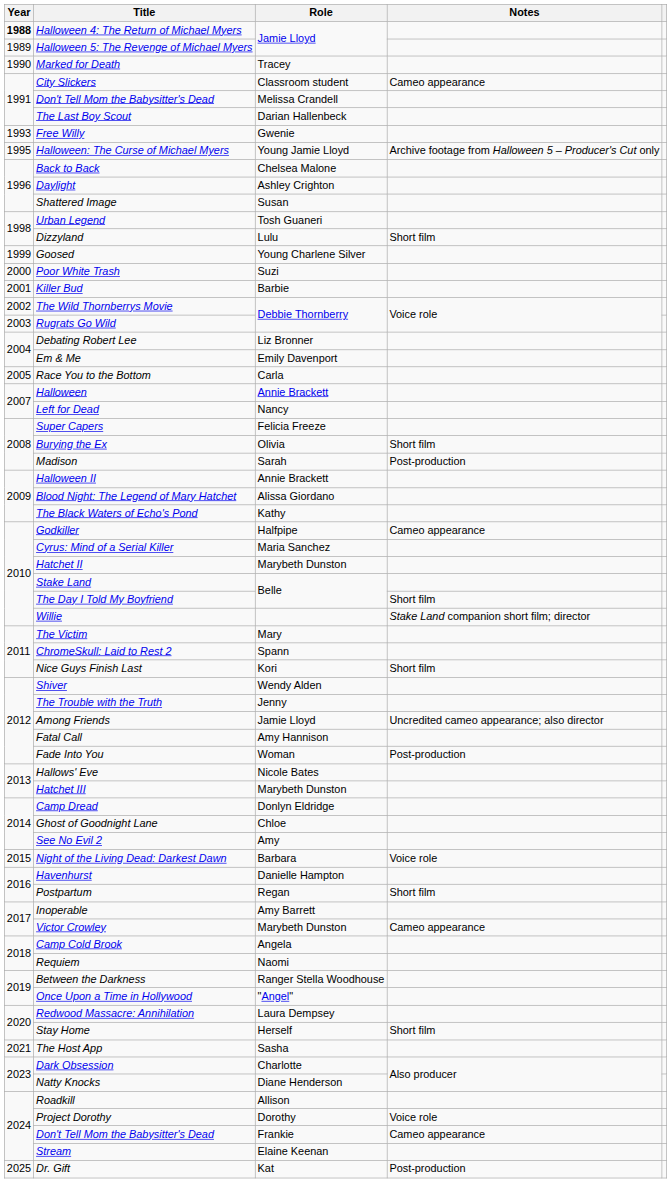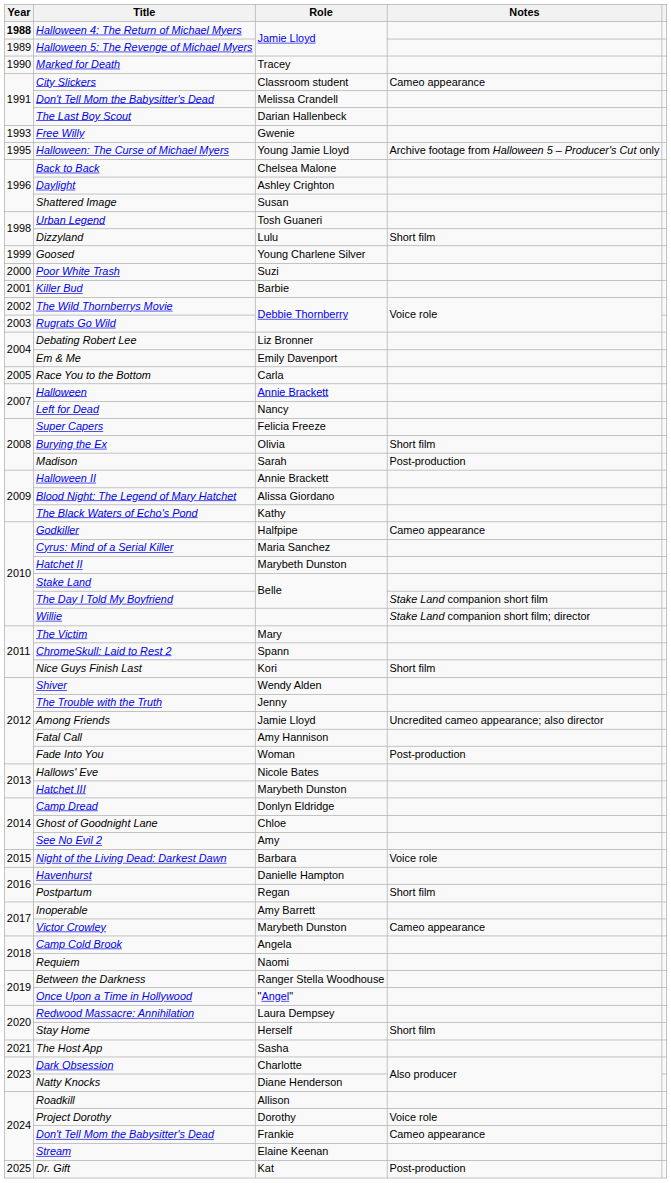(412, 599) Short film -> (469, 599) Stake Land companion short film
